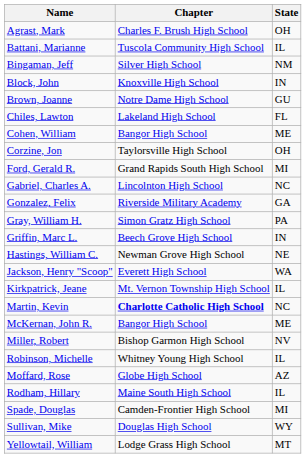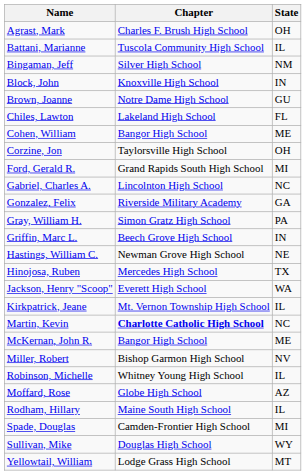+ row: (43, 271)
